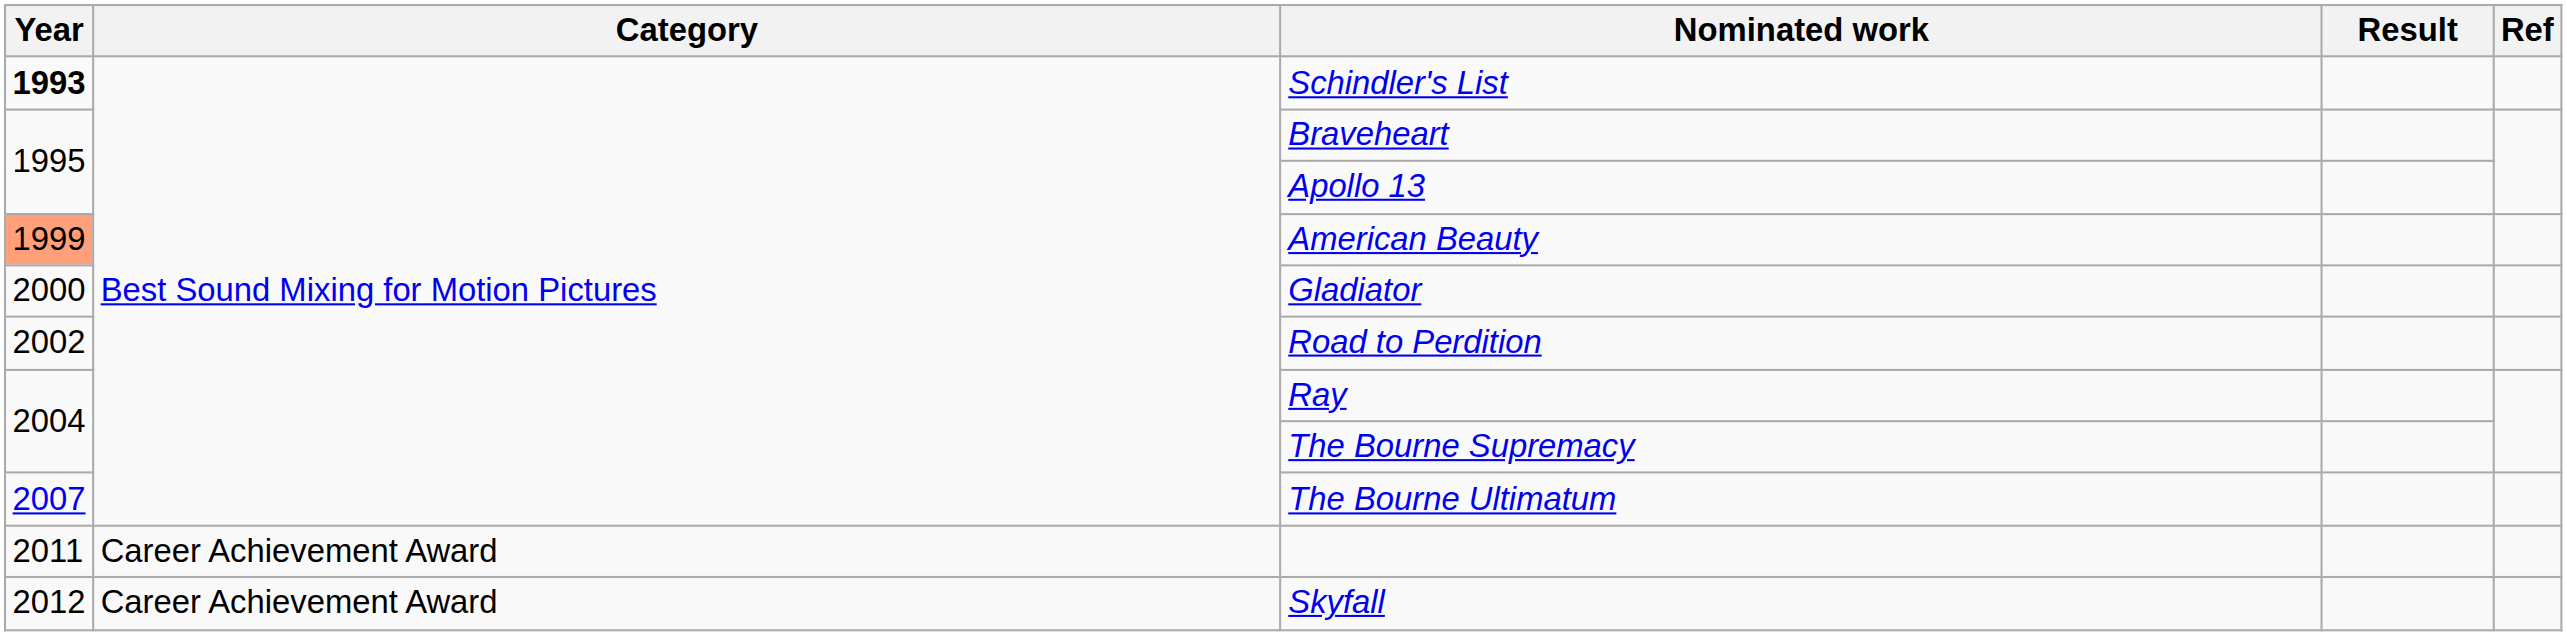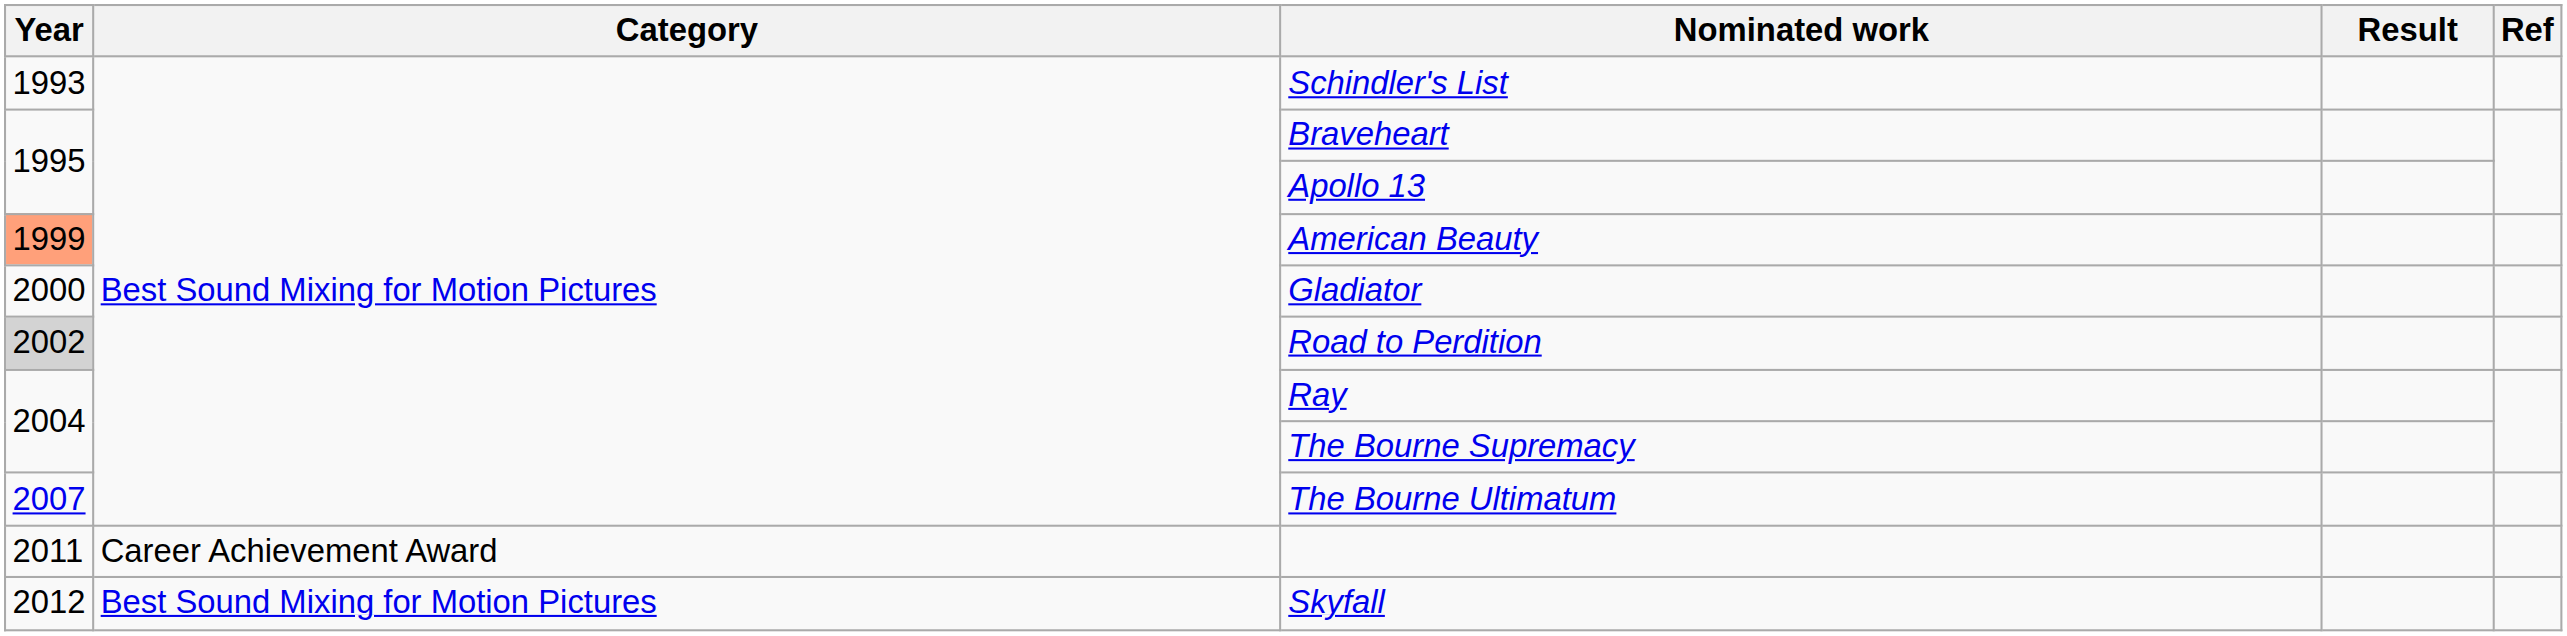(49, 82) bold -> (49, 82) normal
(49, 342) no background -> (49, 342) lightgrey background
(299, 602) Career Achievement Award -> (379, 602) Best Sound Mixing for Motion Pictures
